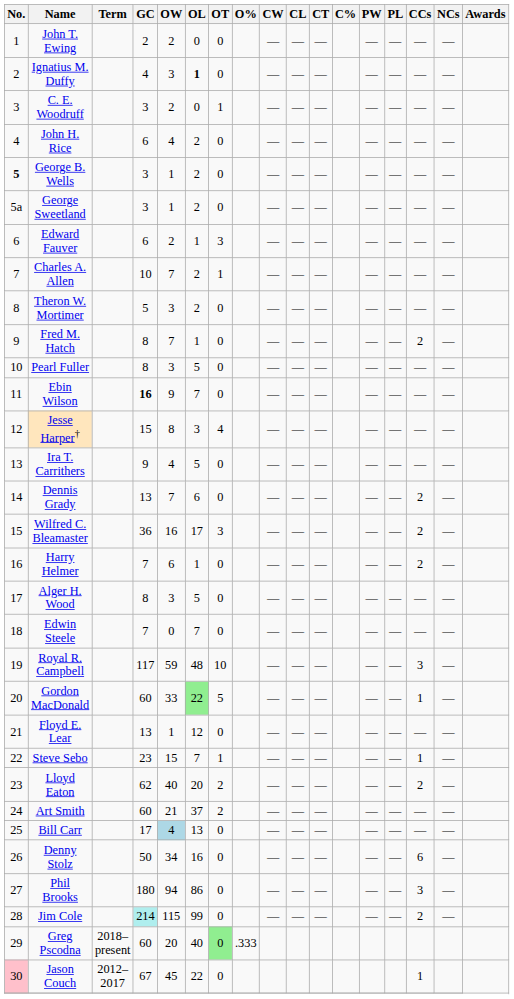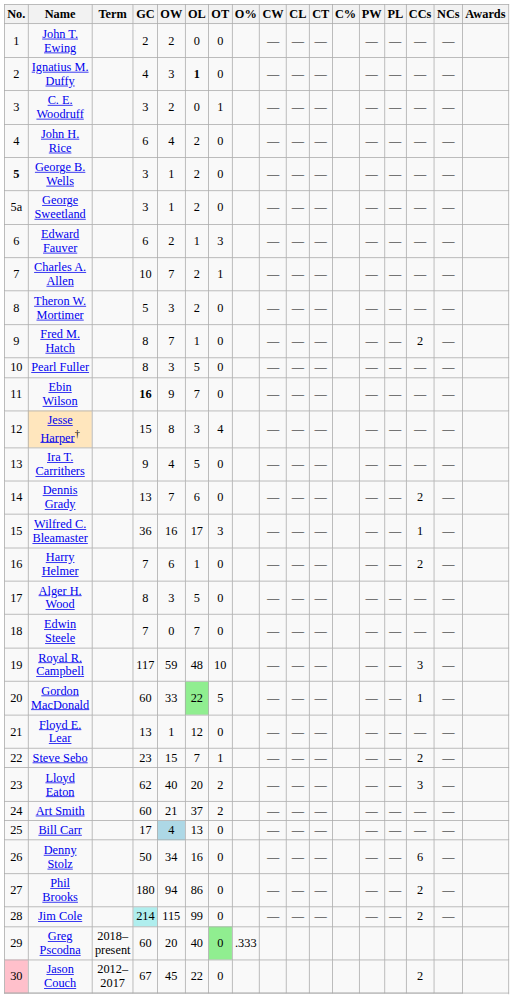(420, 531) 2 -> (420, 531) 1
(420, 758) 1 -> (420, 758) 2
(420, 784) 2 -> (420, 784) 3
(420, 890) 3 -> (420, 890) 2
(420, 976) 1 -> (420, 976) 2
